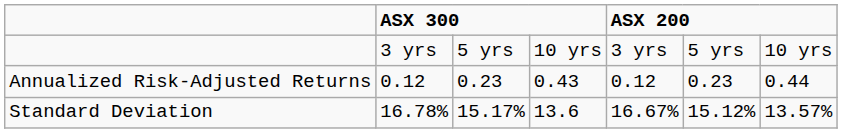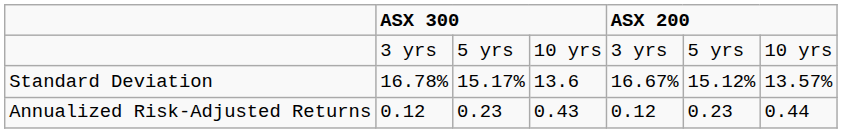rows swapped: (111, 112) <-> (190, 82)
